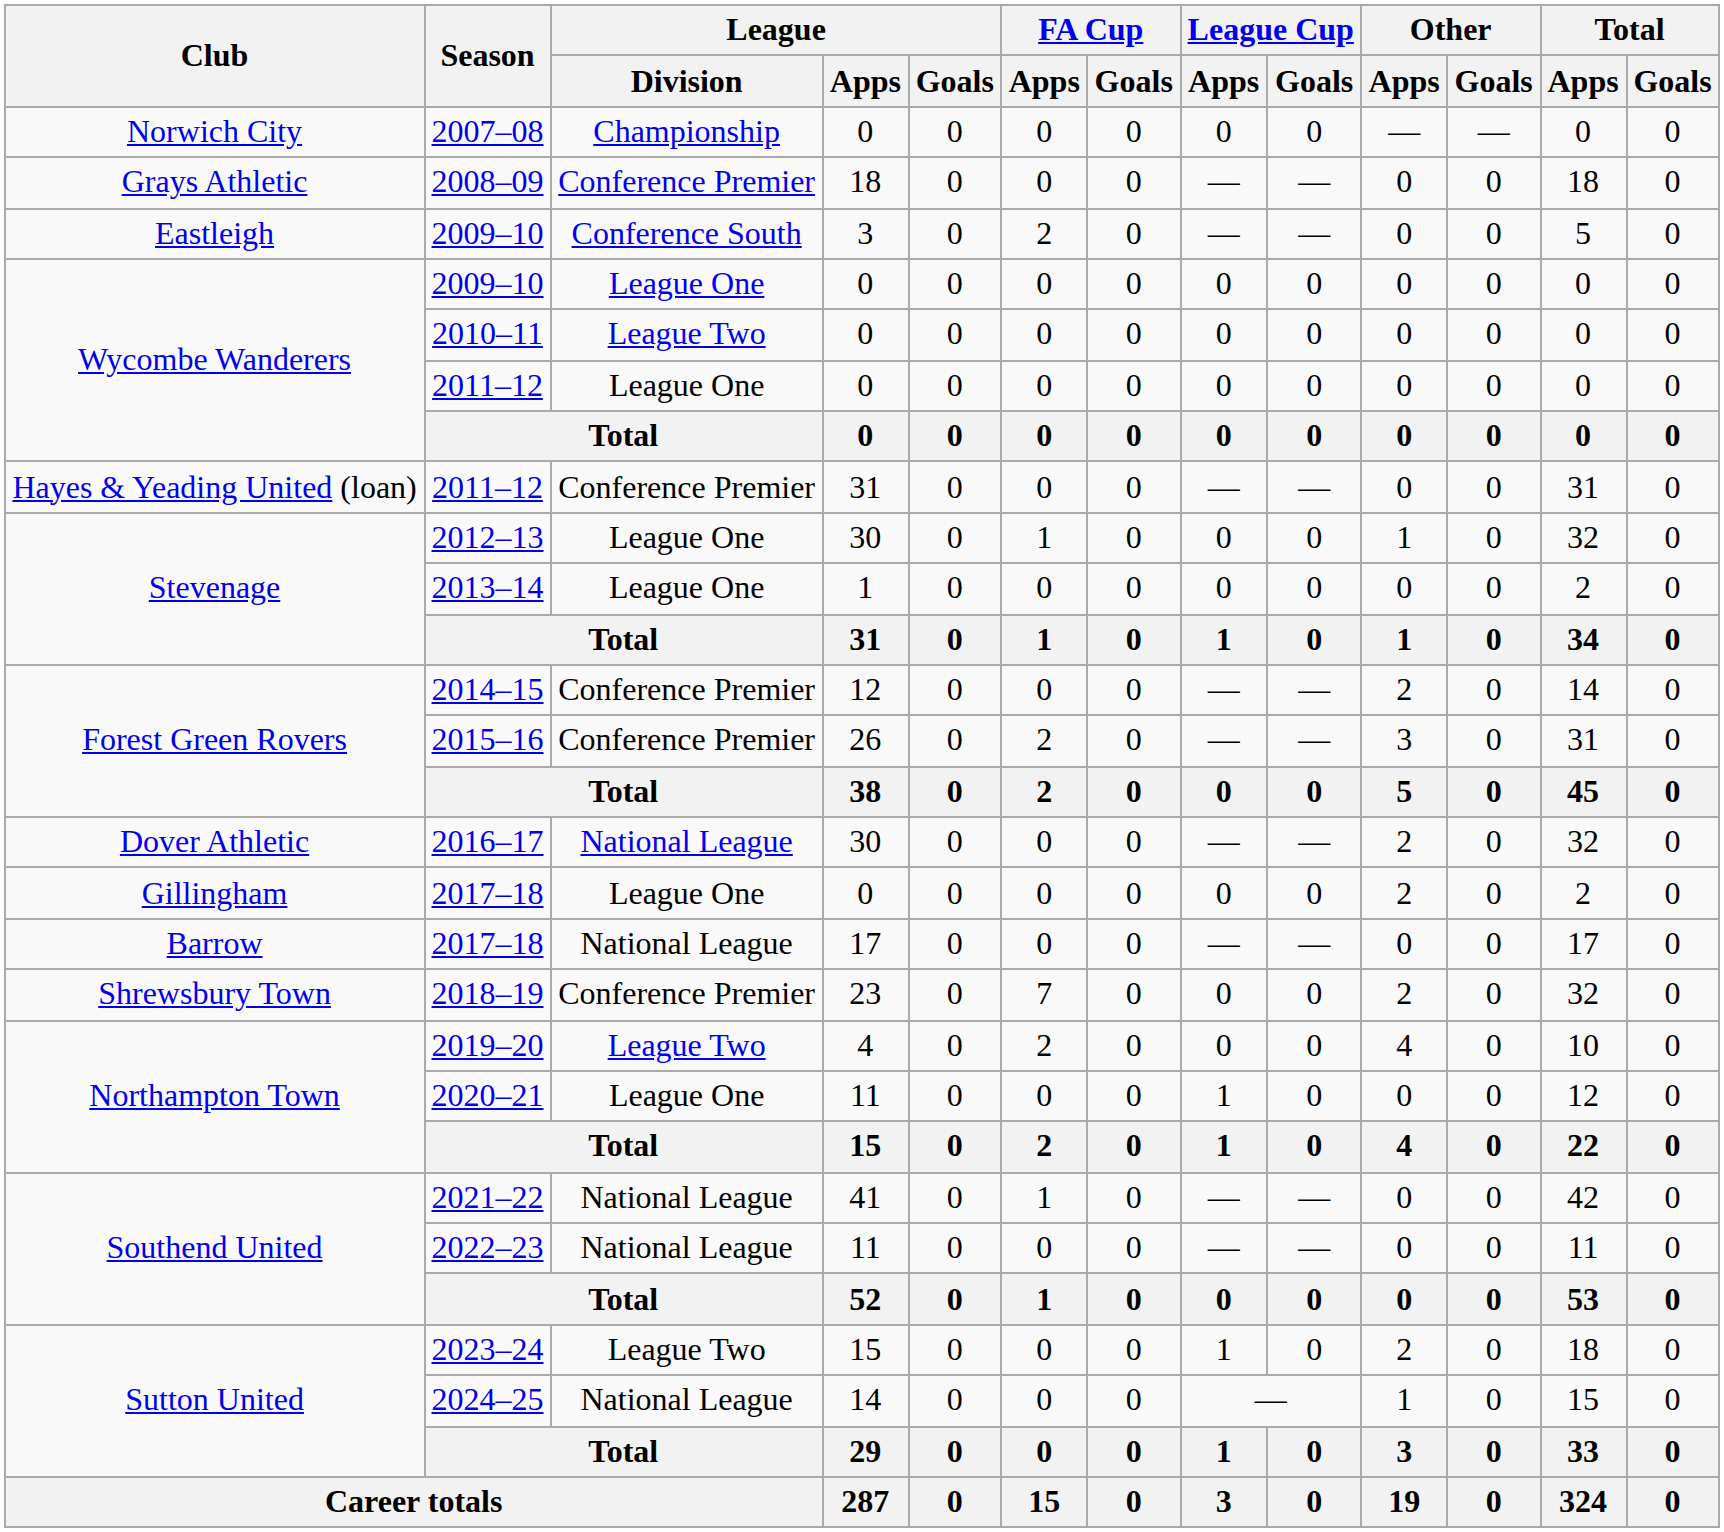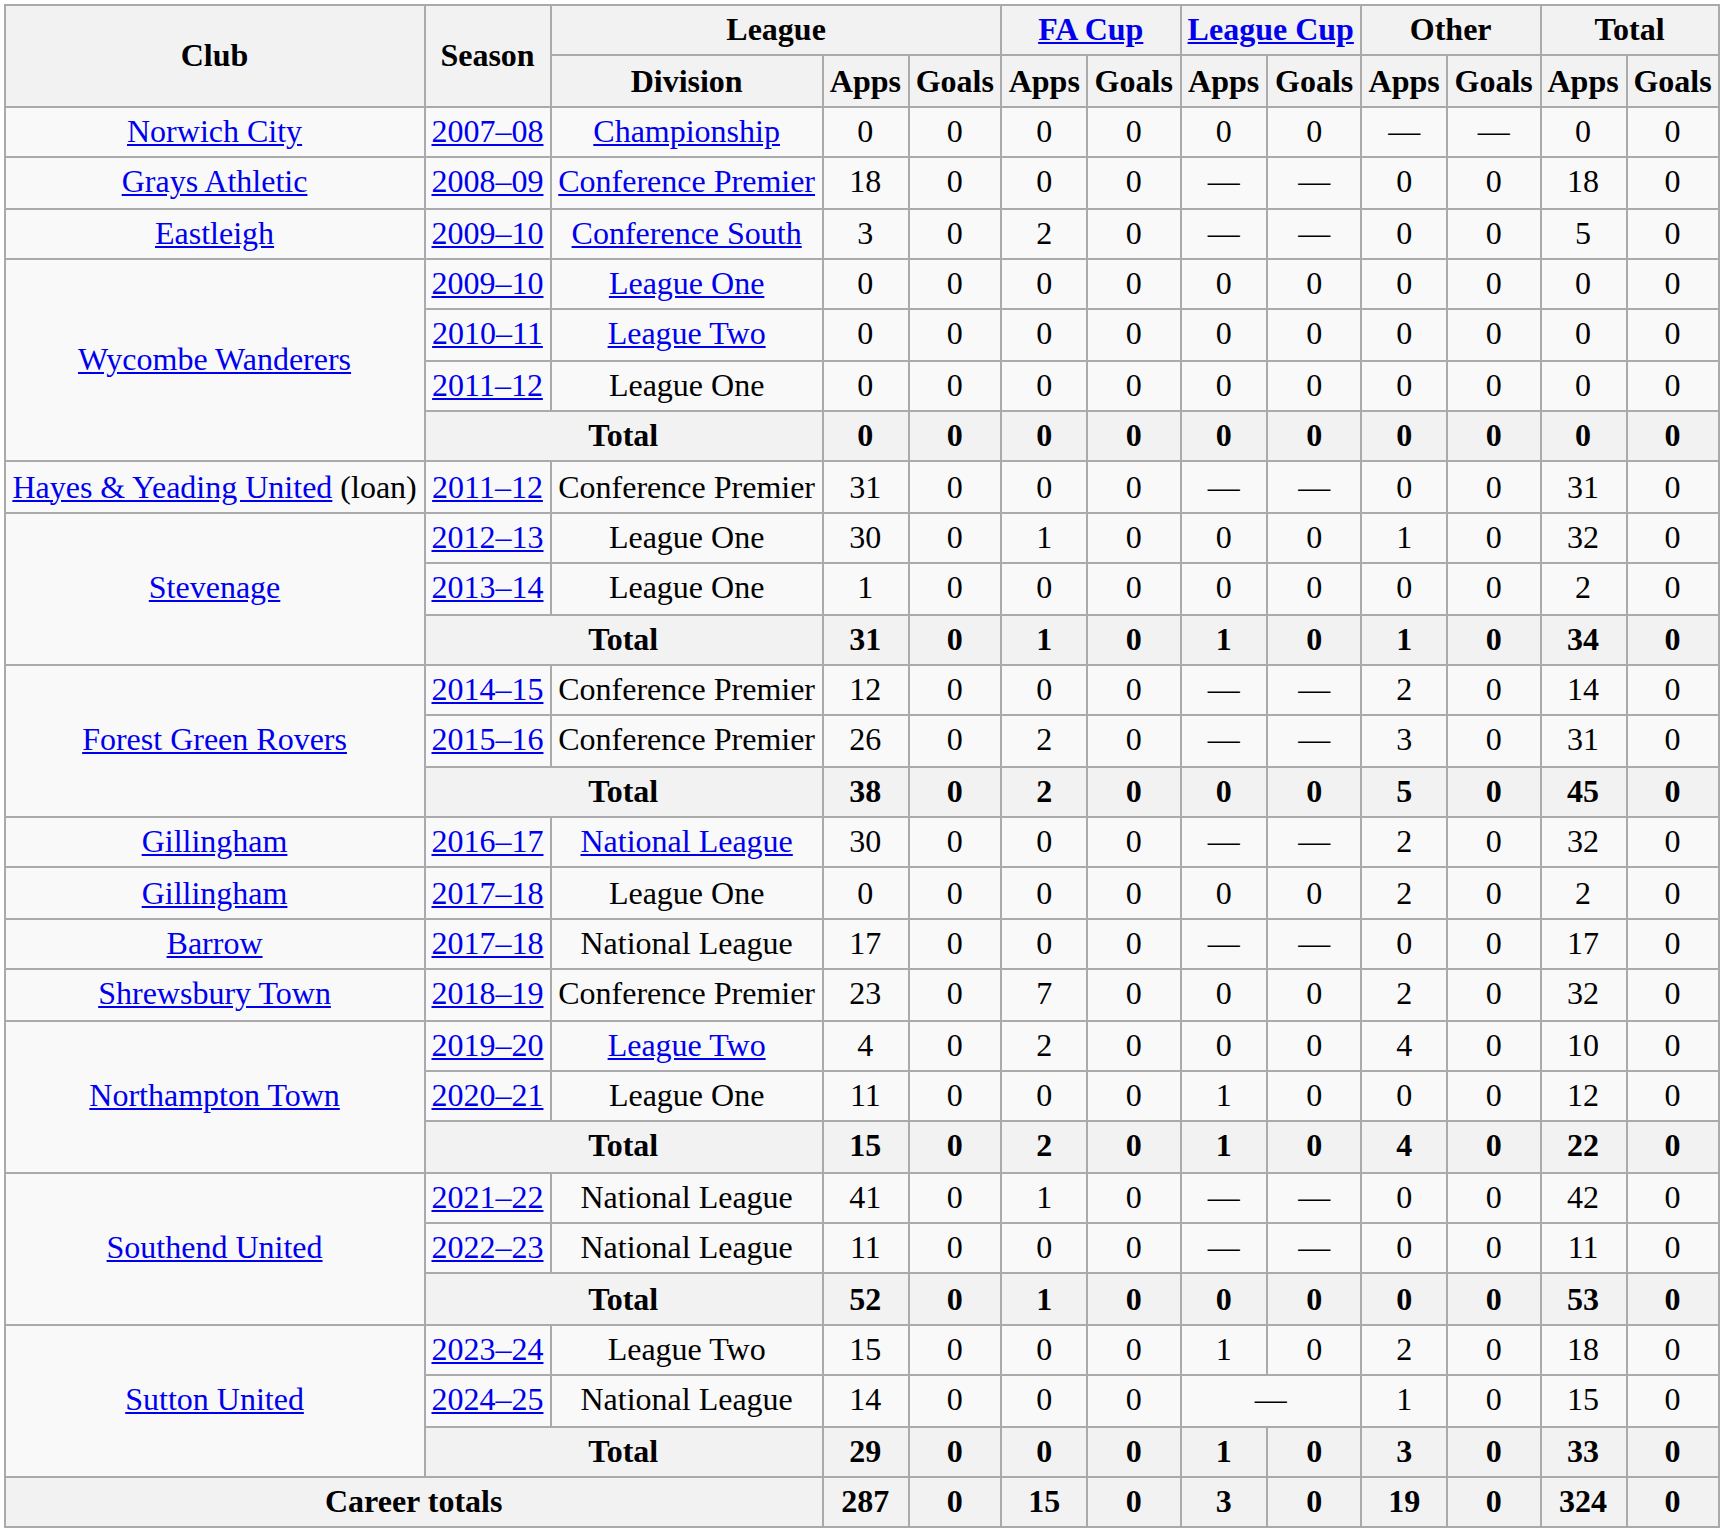(215, 841) Dover Athletic -> (215, 841) Gillingham
